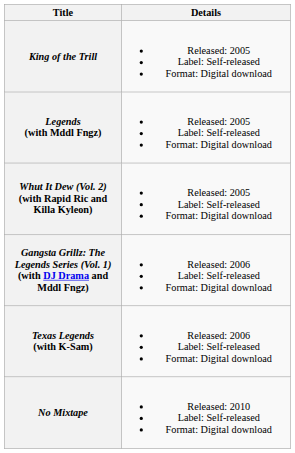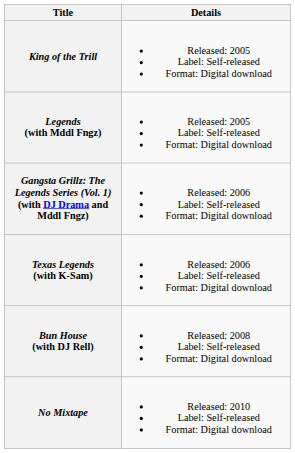- row: (63, 198)
+ row: (63, 341)
